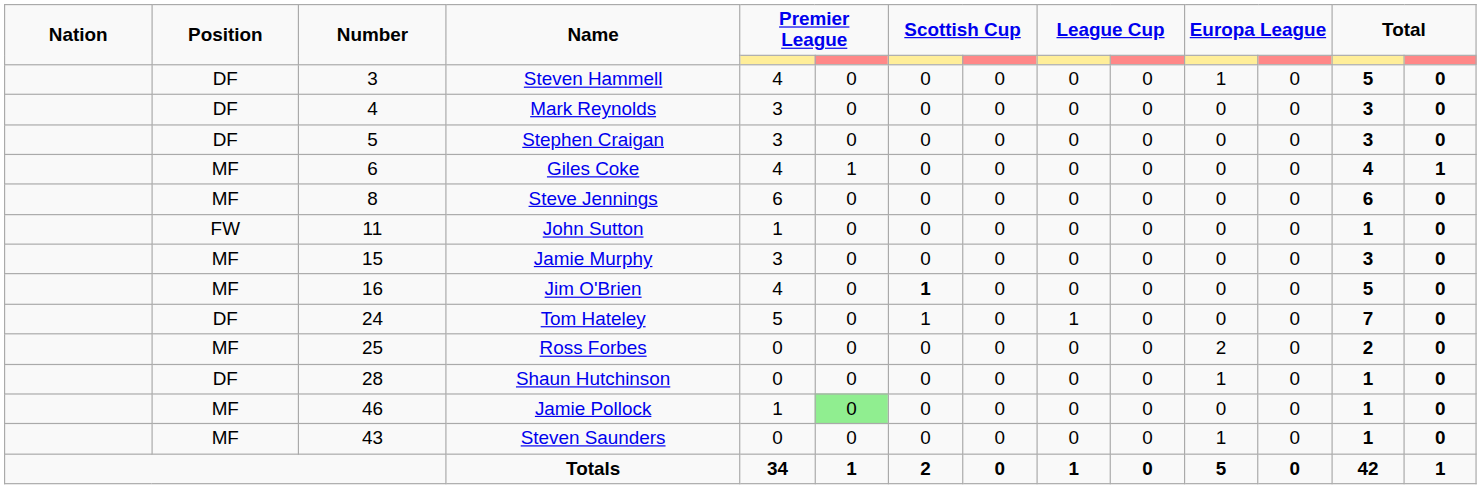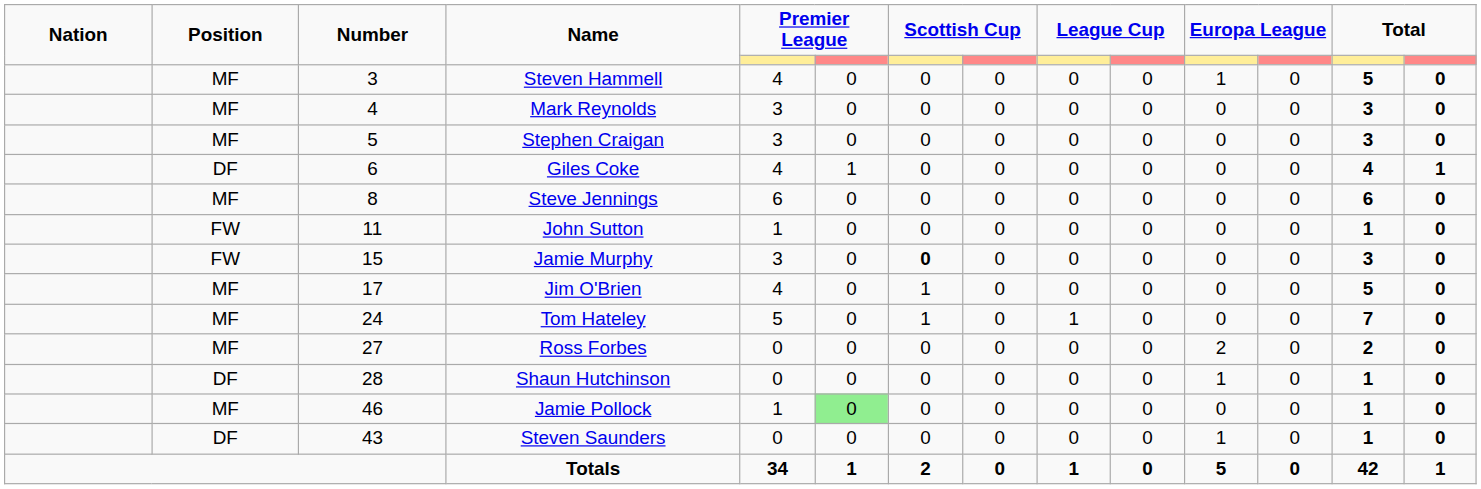(225, 79) DF -> (225, 79) MF
(225, 109) DF -> (225, 109) MF
(225, 139) DF -> (225, 139) MF
(225, 169) MF -> (225, 169) DF
(225, 259) MF -> (225, 259) FW
(925, 259) normal -> (925, 259) bold
(372, 288) 16 -> (372, 288) 17
(925, 288) bold -> (925, 288) normal
(225, 318) DF -> (225, 318) MF
(372, 348) 25 -> (372, 348) 27
(225, 438) MF -> (225, 438) DF
